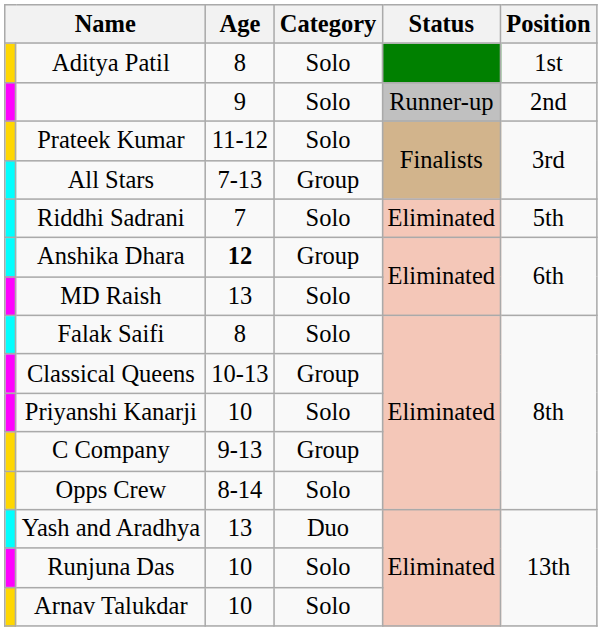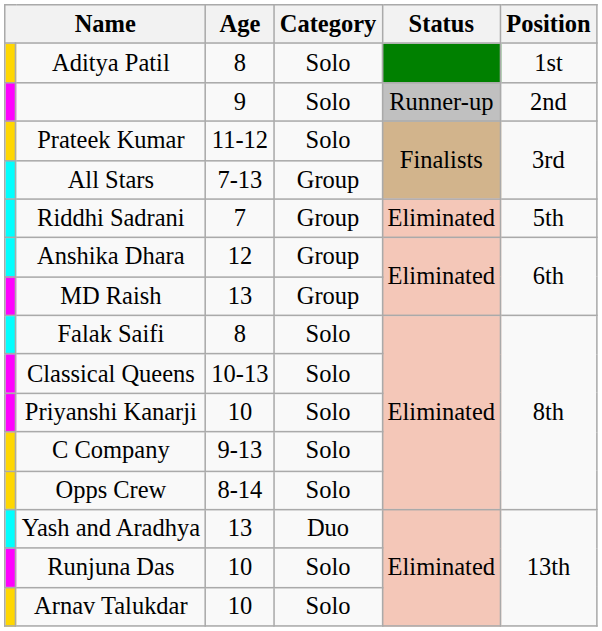(328, 218) Solo -> (328, 218) Group
(240, 256) bold -> (240, 256) normal
(328, 295) Solo -> (328, 295) Group
(328, 373) Group -> (328, 373) Solo
(328, 450) Group -> (328, 450) Solo
